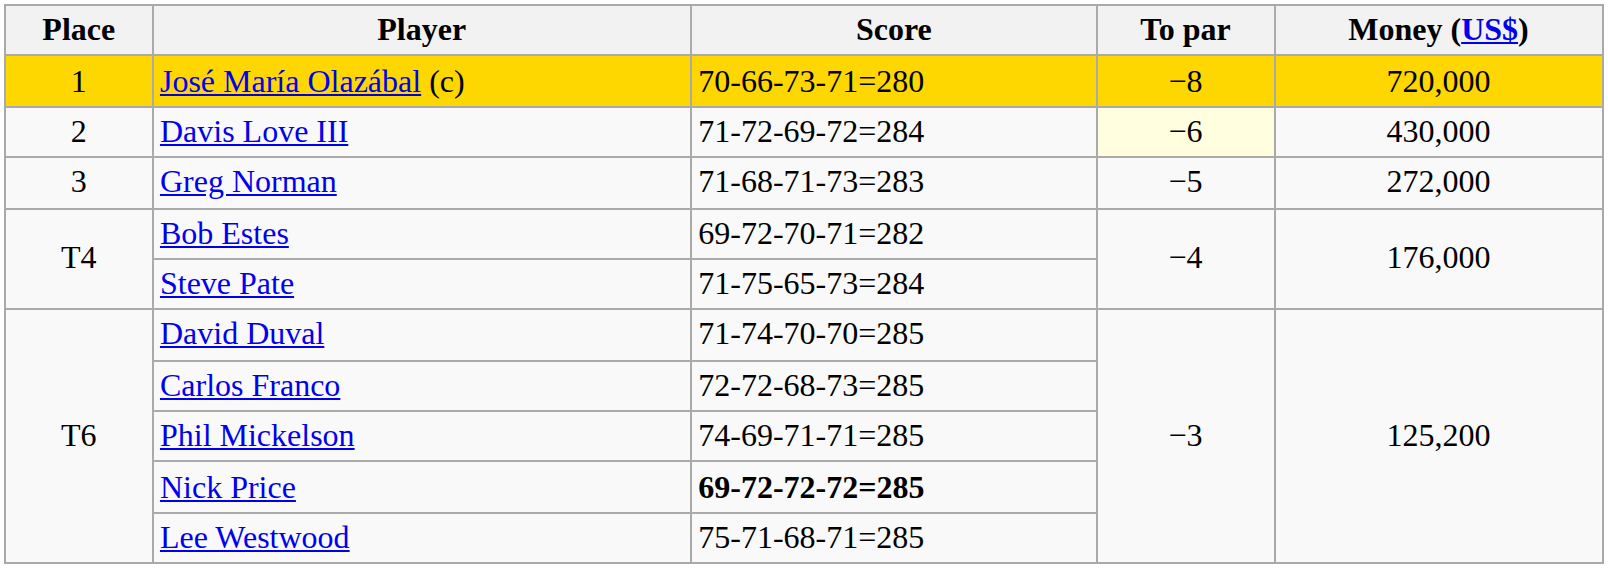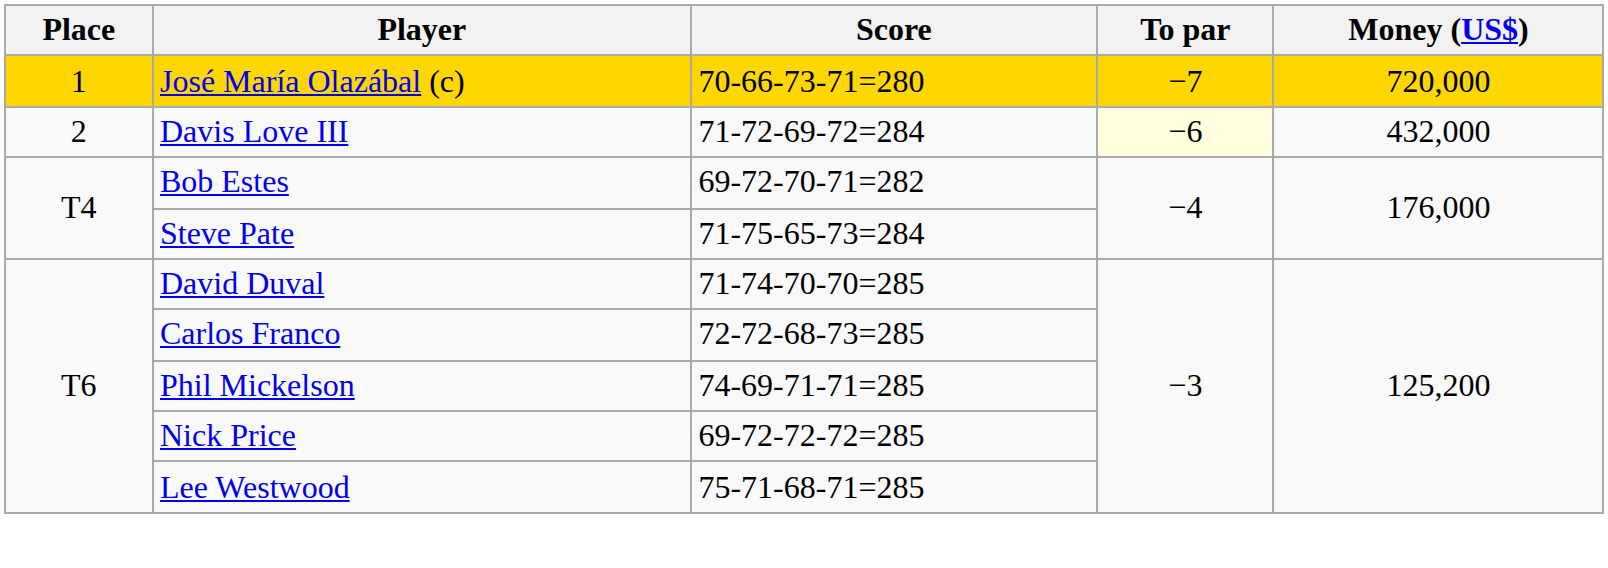(1185, 80) −8 -> (1185, 80) −7
(1438, 131) 430,000 -> (1438, 131) 432,000
- row: (248, 182)
(811, 486) bold -> (811, 435) normal
